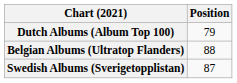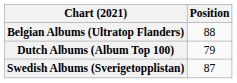rows swapped: (96, 50) <-> (96, 31)
